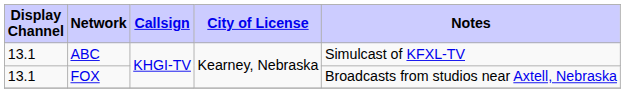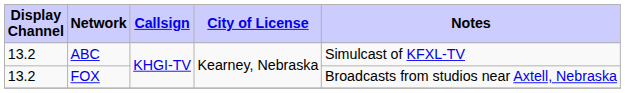(22, 54) 13.1 -> (22, 54) 13.2
(22, 76) 13.1 -> (22, 76) 13.2
